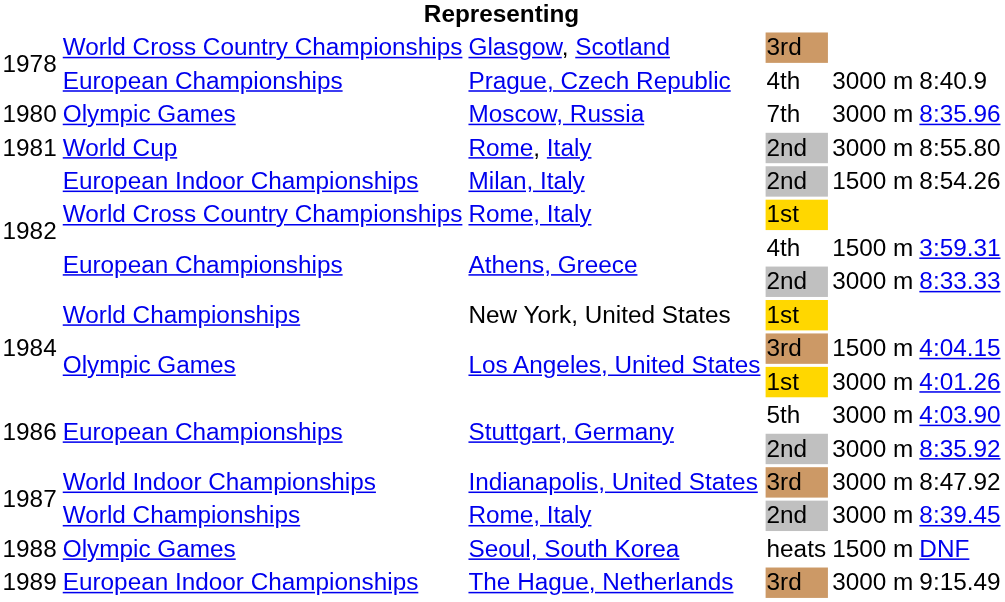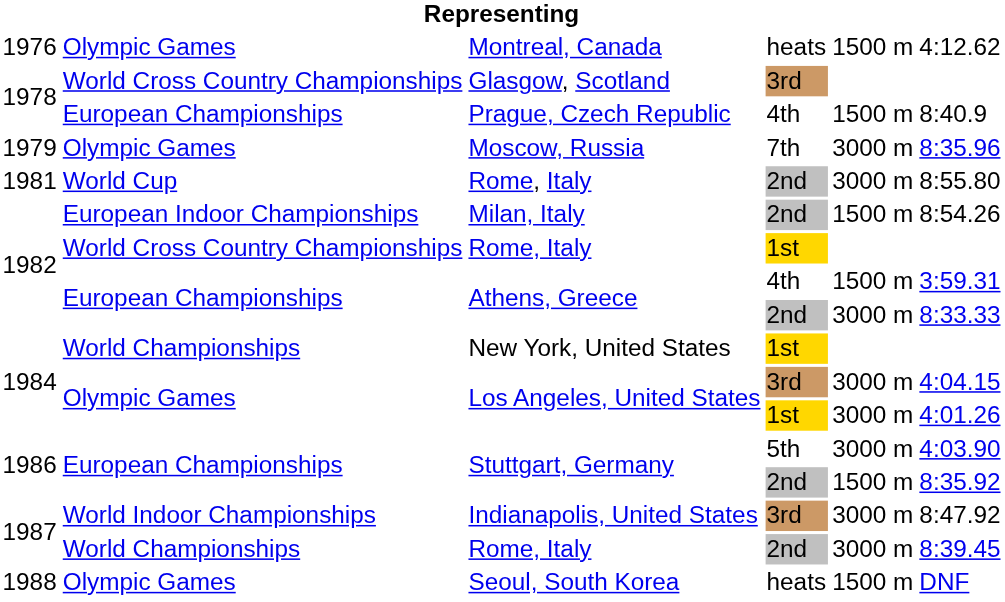+ row: (565, 47)
(873, 80) 3000 m -> (873, 114) 1500 m
(30, 114) 1980 -> (30, 147) 1979
(873, 348) 1500 m -> (873, 381) 3000 m
(873, 448) 3000 m -> (873, 482) 1500 m
- row: (601, 582)
